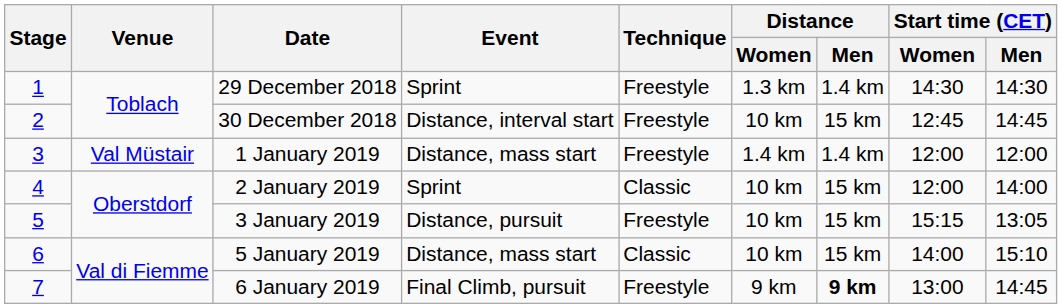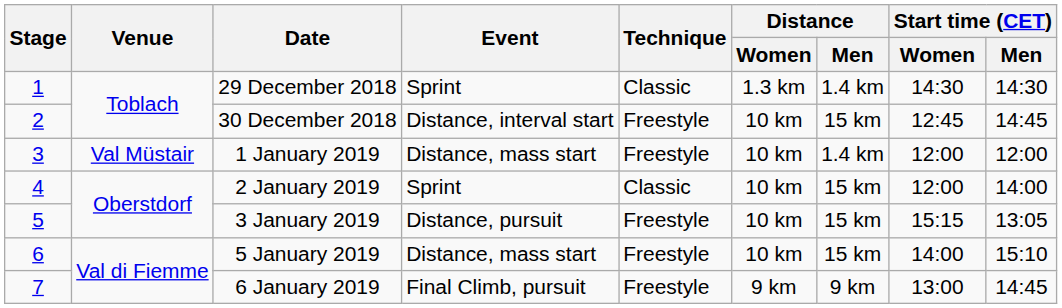(666, 87) Freestyle -> (657, 87) Classic
(774, 154) 1.4 km -> (774, 154) 10 km
(657, 253) Classic -> (666, 253) Freestyle
(853, 287) bold -> (853, 287) normal
